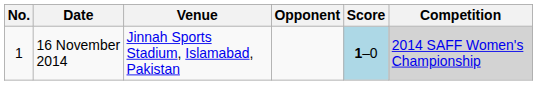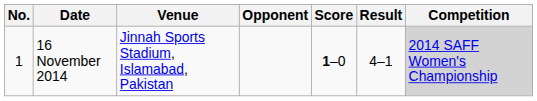+ column: (381, 15)
(366, 53) lightblue background -> (334, 61) no background
